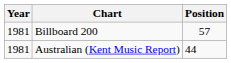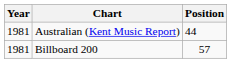rows swapped: (66, 31) <-> (107, 49)
